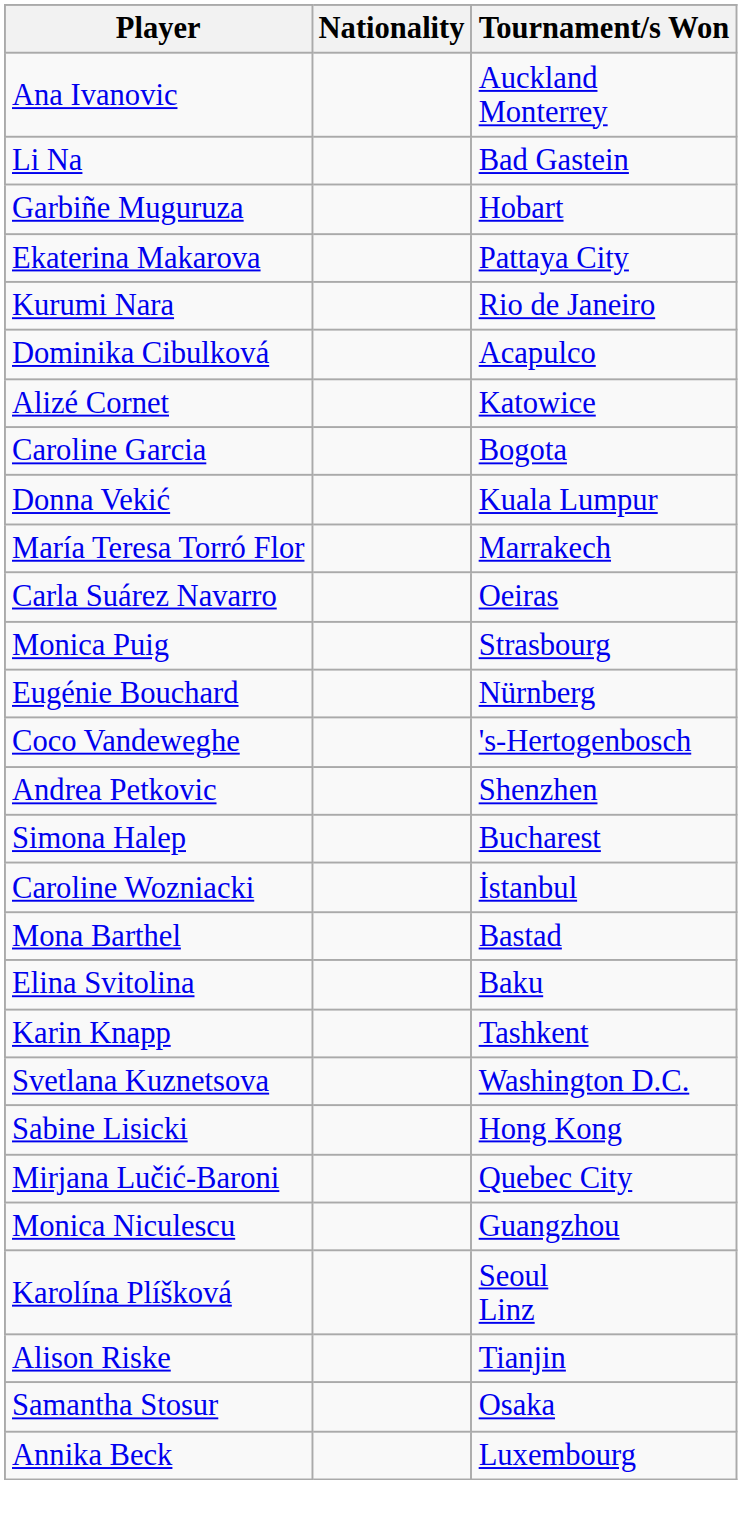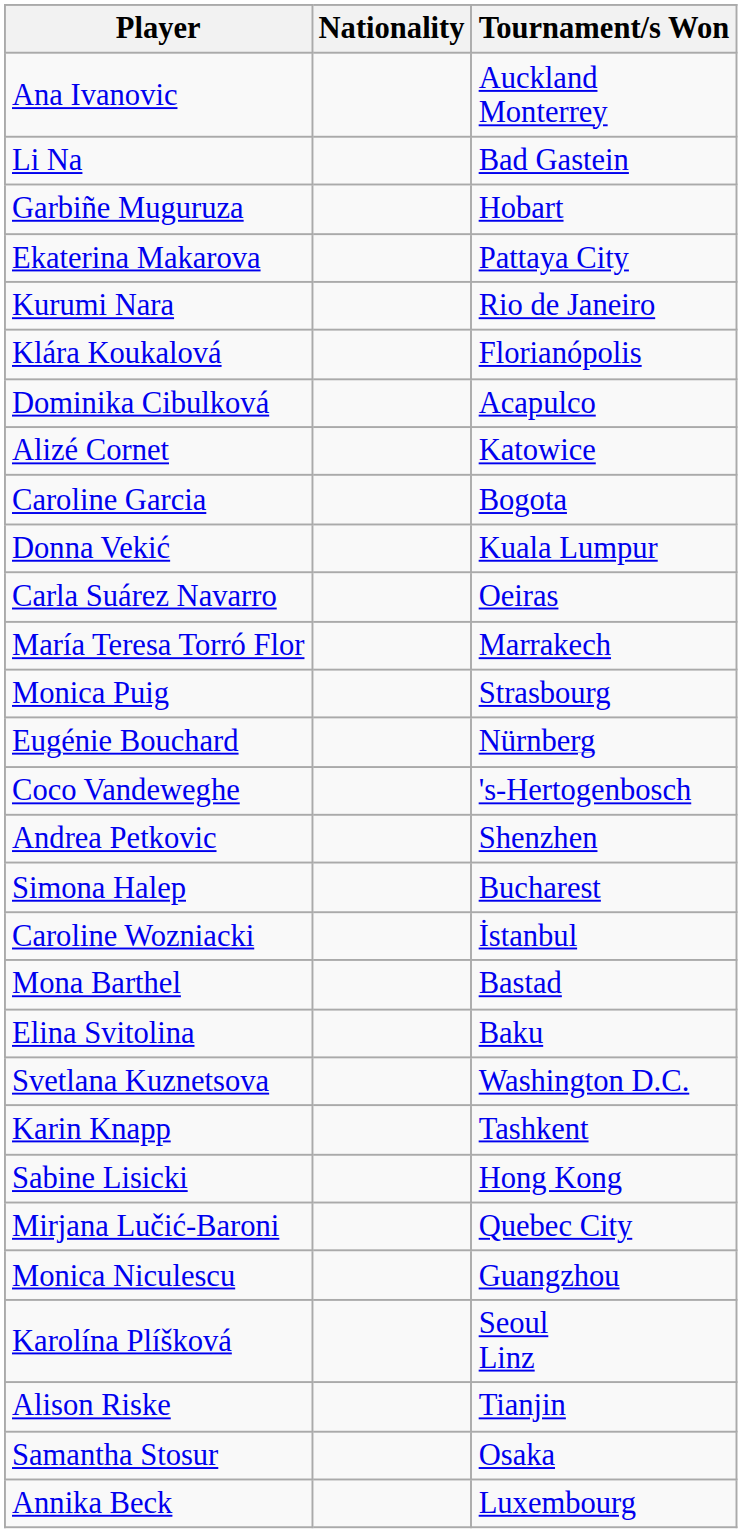+ row: (117, 353)
rows swapped: (158, 547) <-> (144, 596)
rows swapped: (141, 1080) <-> (91, 1032)
